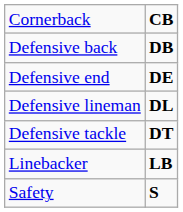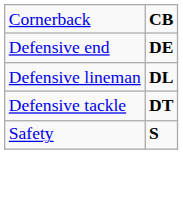- row: (63, 47)
- row: (48, 163)
